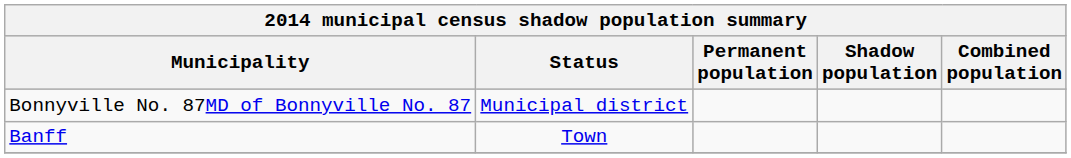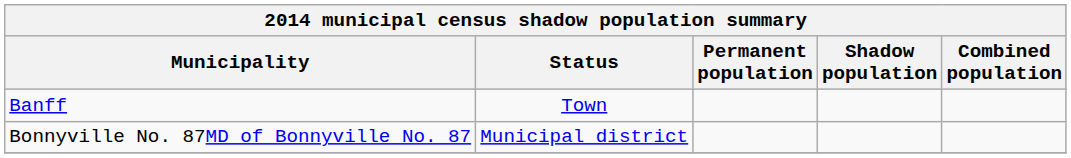rows swapped: (38, 137) <-> (240, 105)
